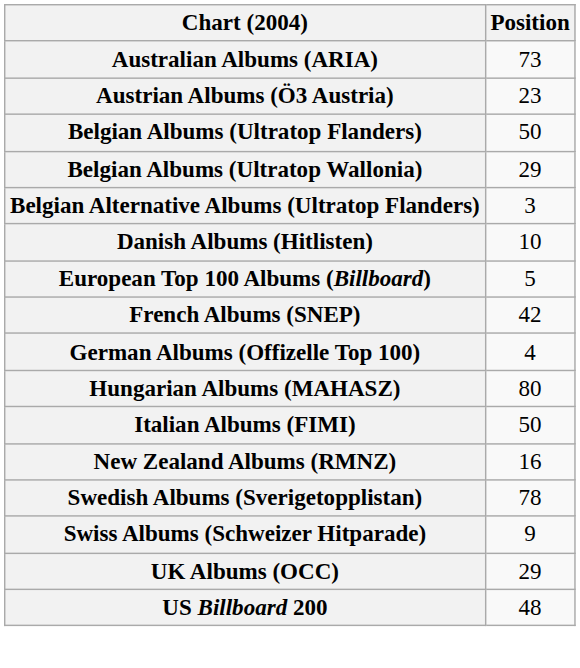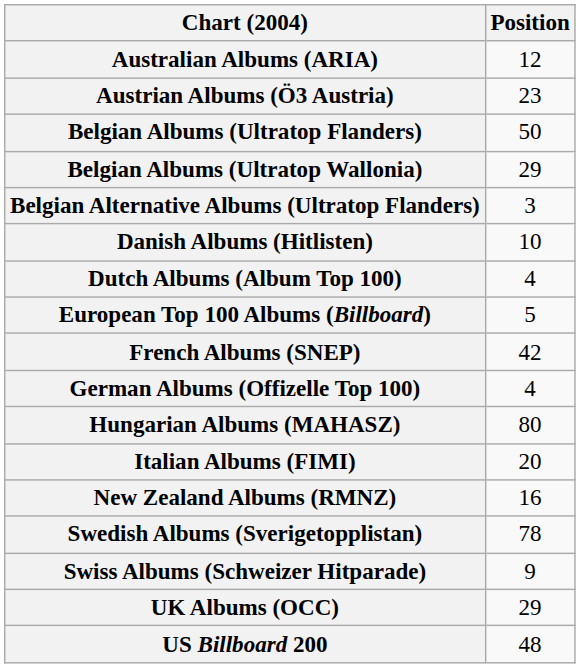(530, 59) 73 -> (530, 59) 12
+ row: (245, 278)
(530, 424) 50 -> (530, 461) 20
